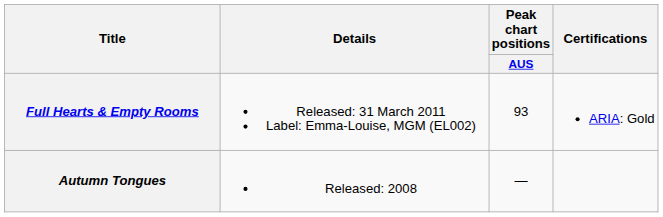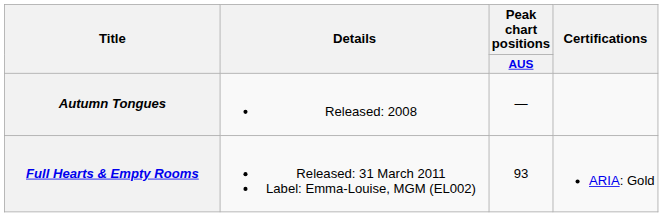rows swapped: (112, 180) <-> (112, 111)
